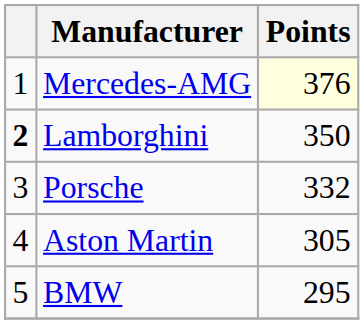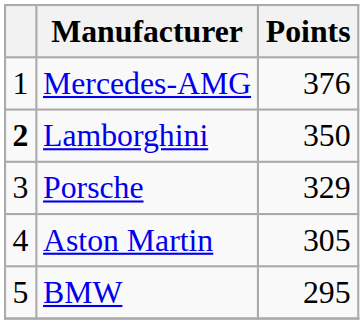(327, 83) lightyellow background -> (327, 83) no background
(327, 188) 332 -> (327, 188) 329
